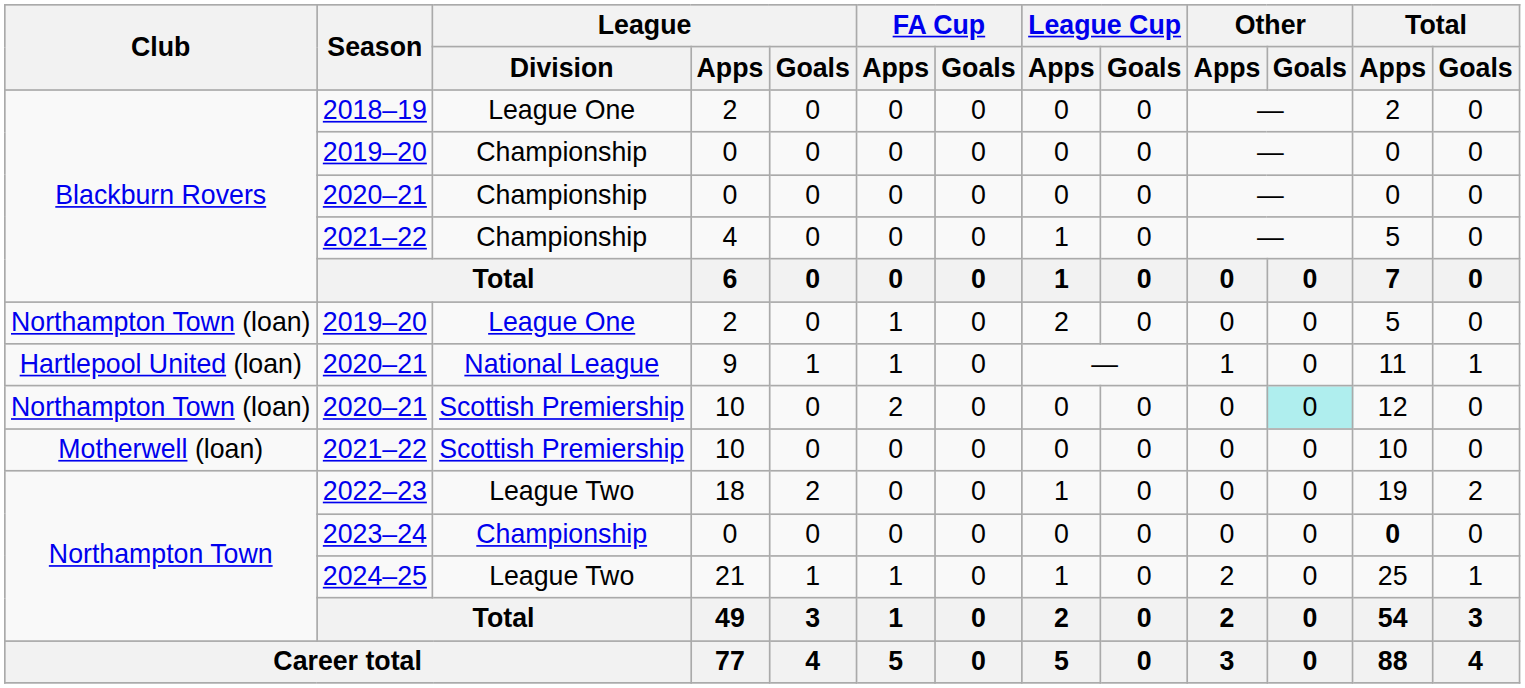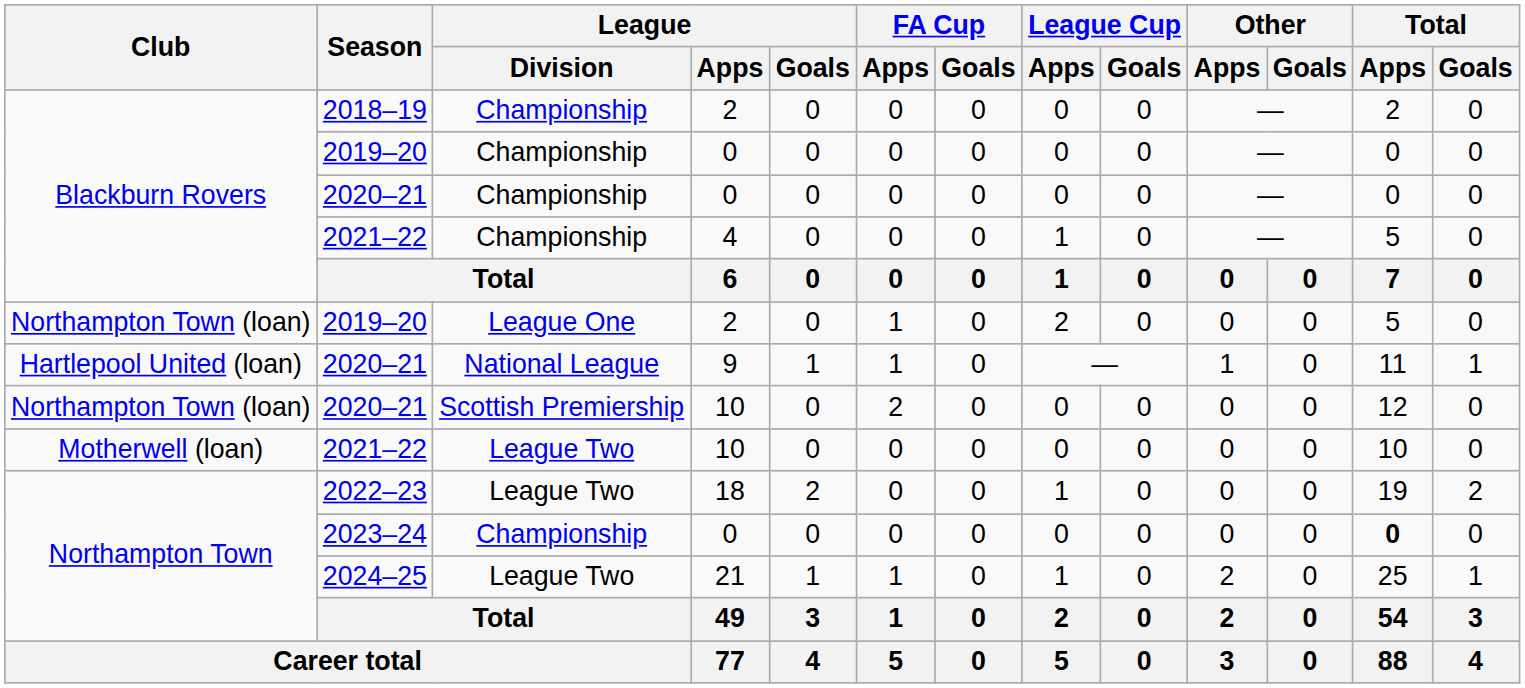(562, 110) League One -> (562, 110) Championship
(1310, 407) paleturquoise background -> (1310, 407) no background
(562, 449) Scottish Premiership -> (562, 449) League Two
